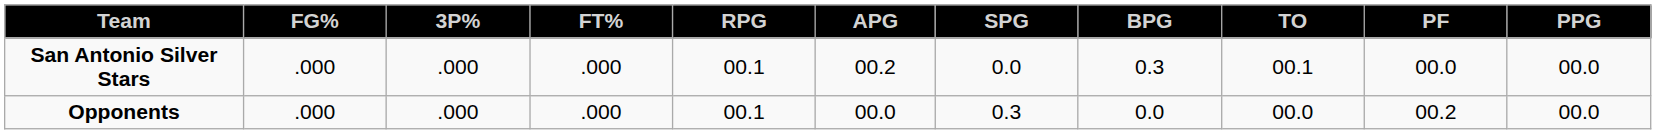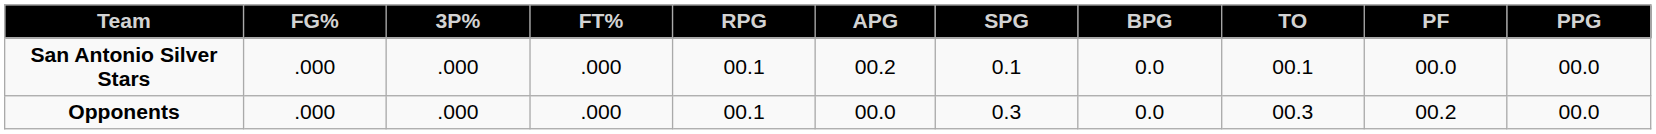(1006, 66) 0.0 -> (1006, 66) 0.1
(1150, 66) 0.3 -> (1150, 66) 0.0
(1293, 111) 00.0 -> (1293, 111) 00.3
